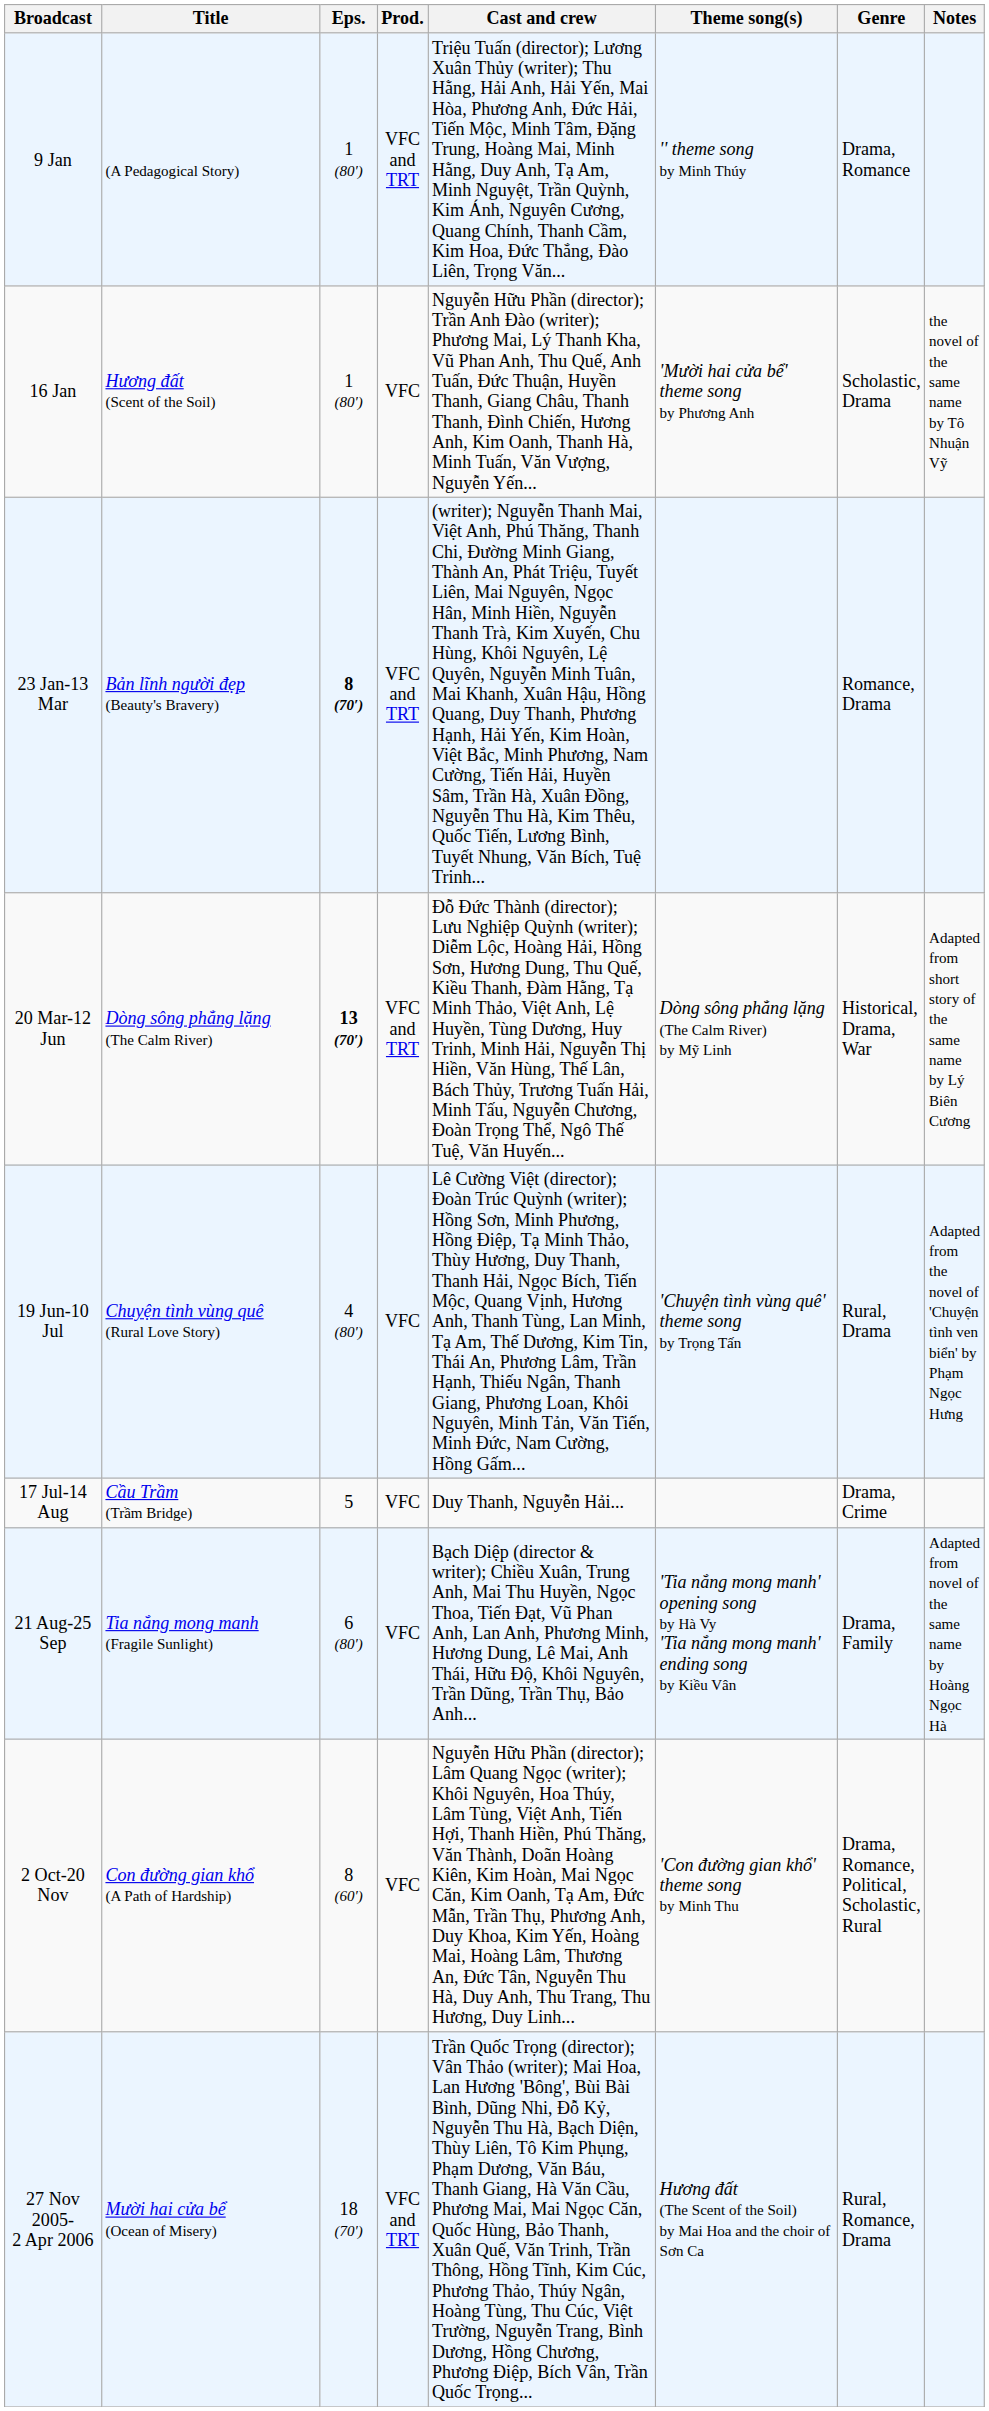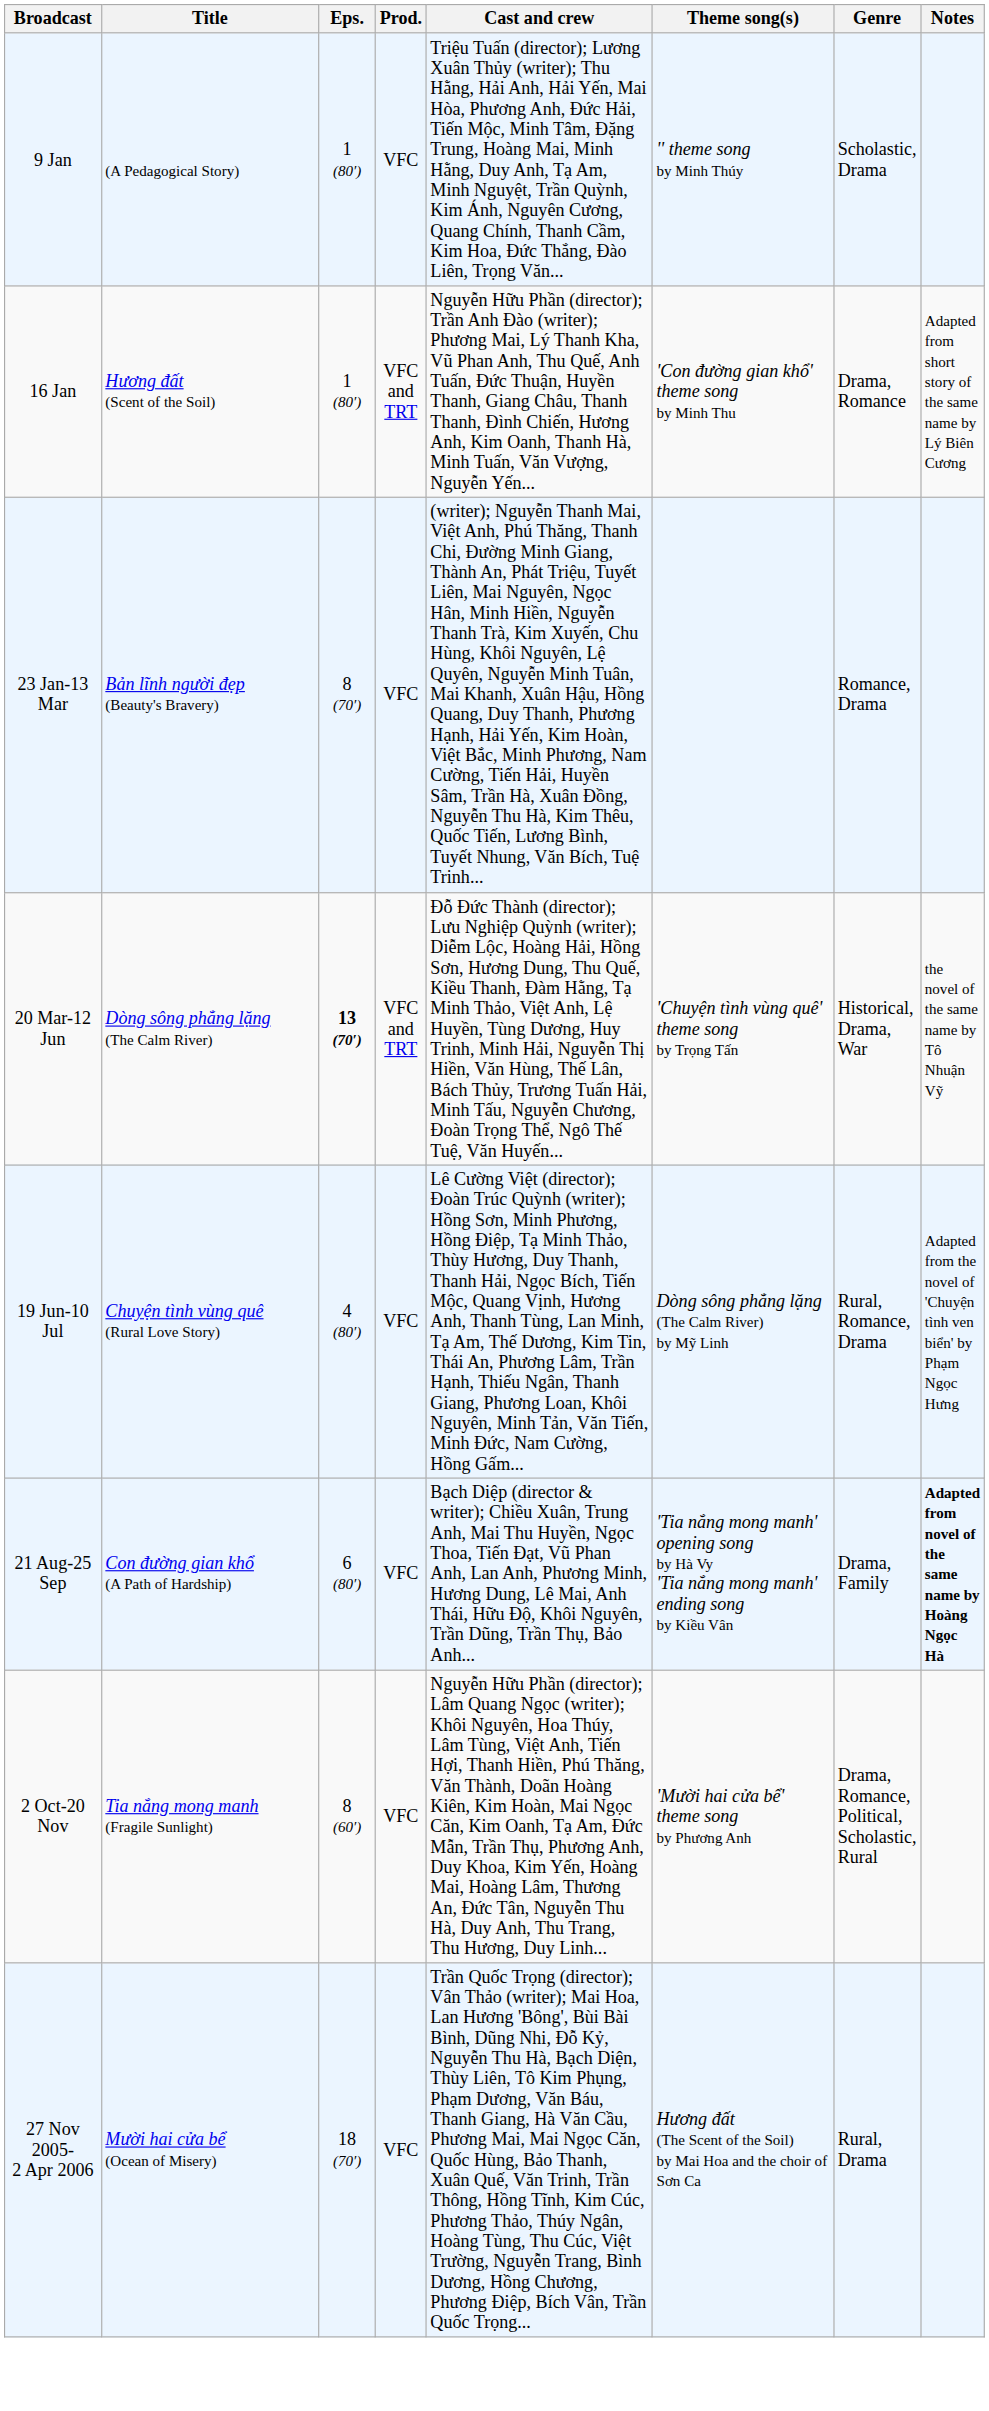(402, 159) VFC and TRT -> (401, 159) VFC
(876, 159) Drama, Romance -> (877, 159) Scholastic, Drama
(402, 391) VFC -> (401, 391) VFC and TRT
(724, 391) 'Mười hai cửa bể' theme song by Phương Anh -> (735, 391) 'Con đường gian khổ' theme song by Minh Thu
(881, 391) Scholastic, Drama -> (872, 391) Drama, Romance
(954, 392) the novel of the same name by Tô Nhuận Vỹ -> (951, 392) Adapted from short story of the same name by Lý Biên Cương
(349, 694) bold -> (347, 694) normal
(402, 694) VFC and TRT -> (401, 694) VFC
(742, 1028) Dòng sông phẳng lặng (The Calm River) by Mỹ Linh -> (739, 1028) 'Chuyện tình vùng quê' theme song by Trọng Tấn
(955, 1029) Adapted from short story of the same name by Lý Biên Cương -> (951, 1029) the novel of the same name by Tô Nhuận Vỹ
(743, 1321) 'Chuyện tình vùng quê' theme song by Trọng Tấn -> (739, 1321) Dòng sông phẳng lặng (The Calm River) by Mỹ Linh
(866, 1321) Rural, Drama -> (874, 1321) Rural, Romance, Drama
- row: (53, 1502)
(182, 1633) Tia nắng mong manh (Fragile Sunlight) -> (180, 1573) Con đường gian khổ (A Path of Hardship)
(955, 1634) normal -> (952, 1573) bold
(180, 1885) Con đường gian khổ (A Path of Hardship) -> (182, 1816) Tia nắng mong manh (Fragile Sunlight)
(738, 1885) 'Con đường gian khổ' theme song by Minh Thu -> (720, 1816) 'Mười hai cửa bể' theme song by Phương Anh
(402, 2219) VFC and TRT -> (401, 2150) VFC
(878, 2219) Rural, Romance, Drama -> (862, 2150) Rural, Drama
